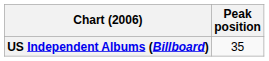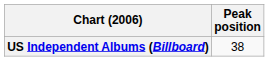(238, 46) 35 -> (238, 46) 38
